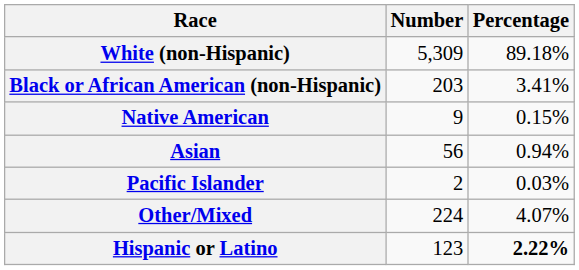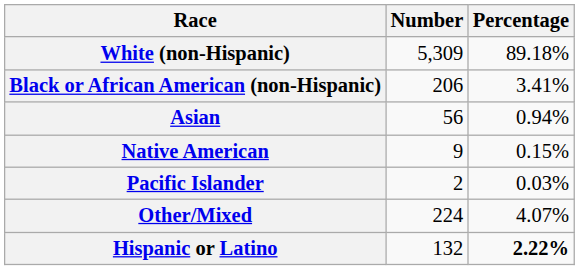(448, 85) 203 -> (448, 85) 206
rows swapped: (195, 118) <-> (195, 150)
(448, 248) 123 -> (448, 248) 132
